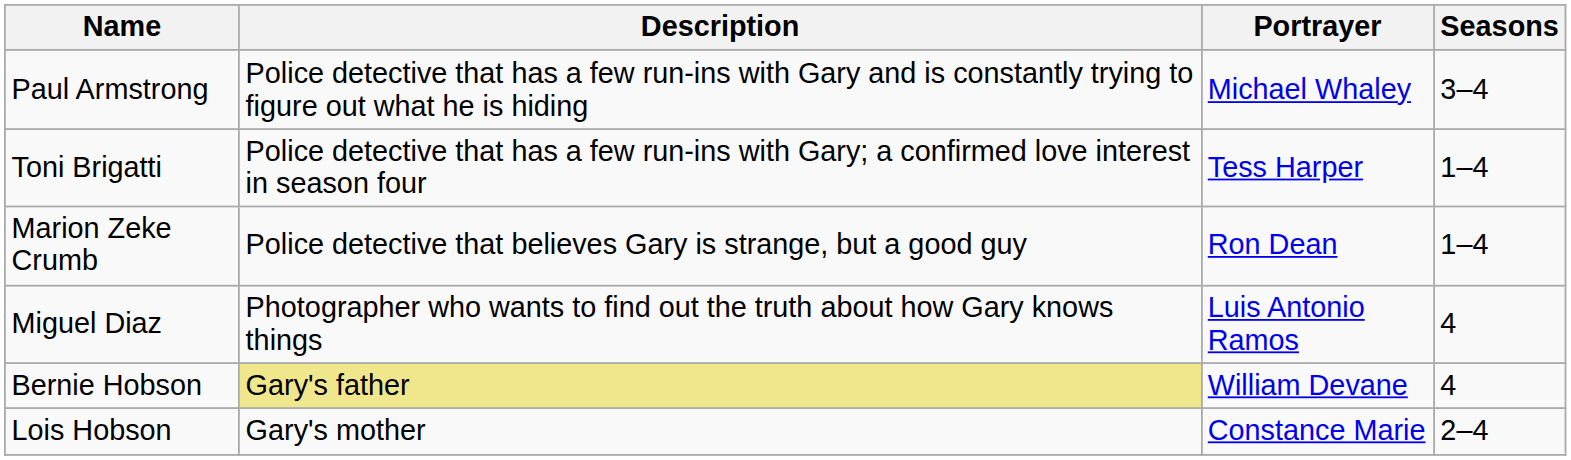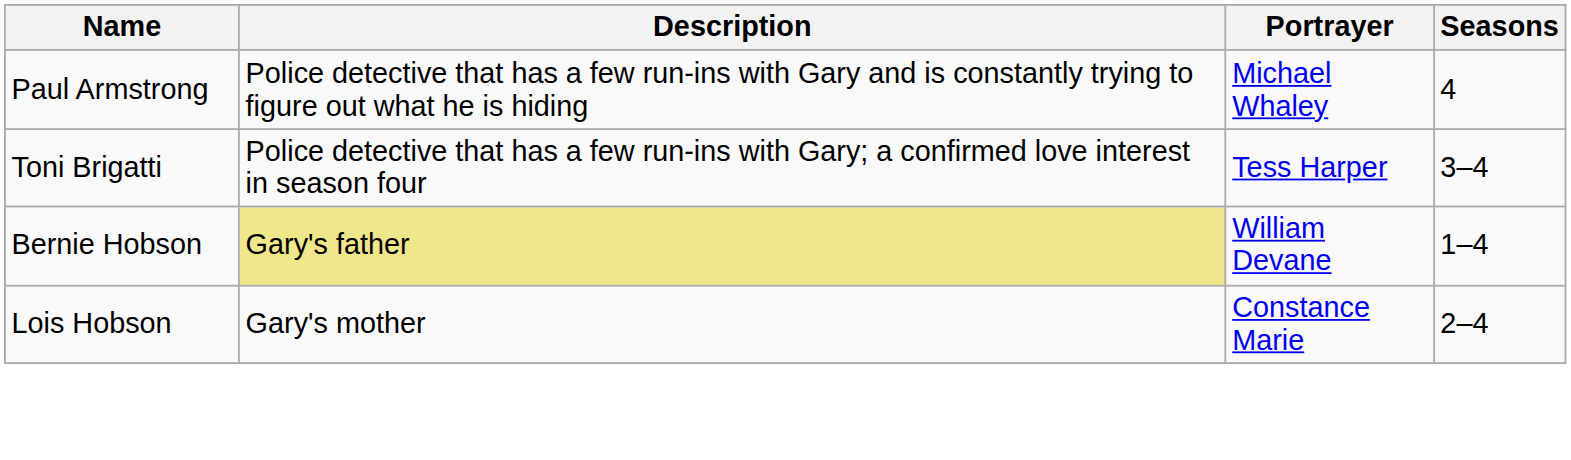(1464, 89) 3–4 -> (1448, 89) 4
(1464, 167) 1–4 -> (1464, 167) 3–4
- row: (92, 245)
- row: (87, 323)
(1448, 385) 4 -> (1464, 245) 1–4
